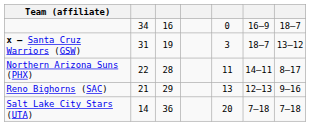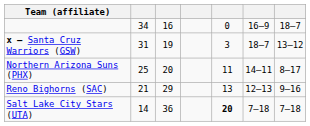(143, 70) 22 -> (143, 70) 25
(168, 70) 28 -> (168, 70) 20
(227, 109) normal -> (227, 109) bold
